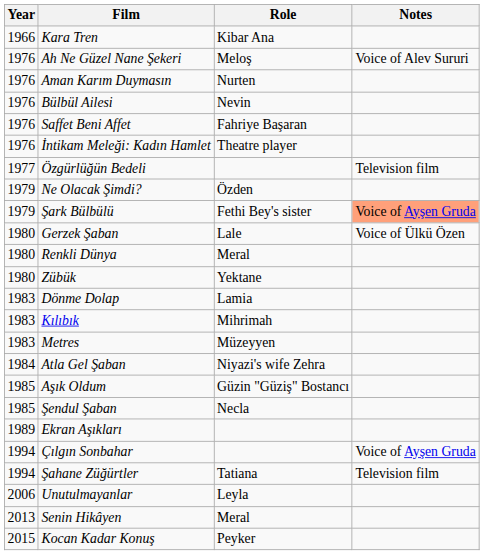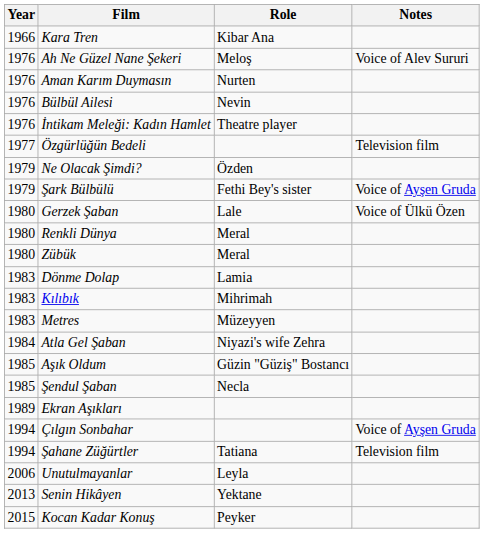- row: (86, 124)
(416, 211) lightsalmon background -> (416, 189) no background
(239, 277) Yektane -> (234, 255) Meral
(234, 517) Meral -> (239, 495) Yektane
